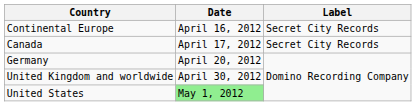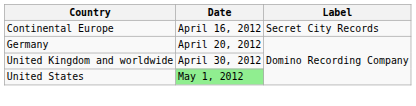- row: (25, 45)
